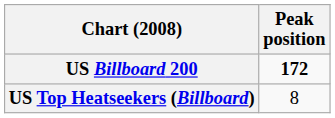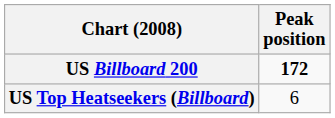(294, 98) 8 -> (294, 98) 6
